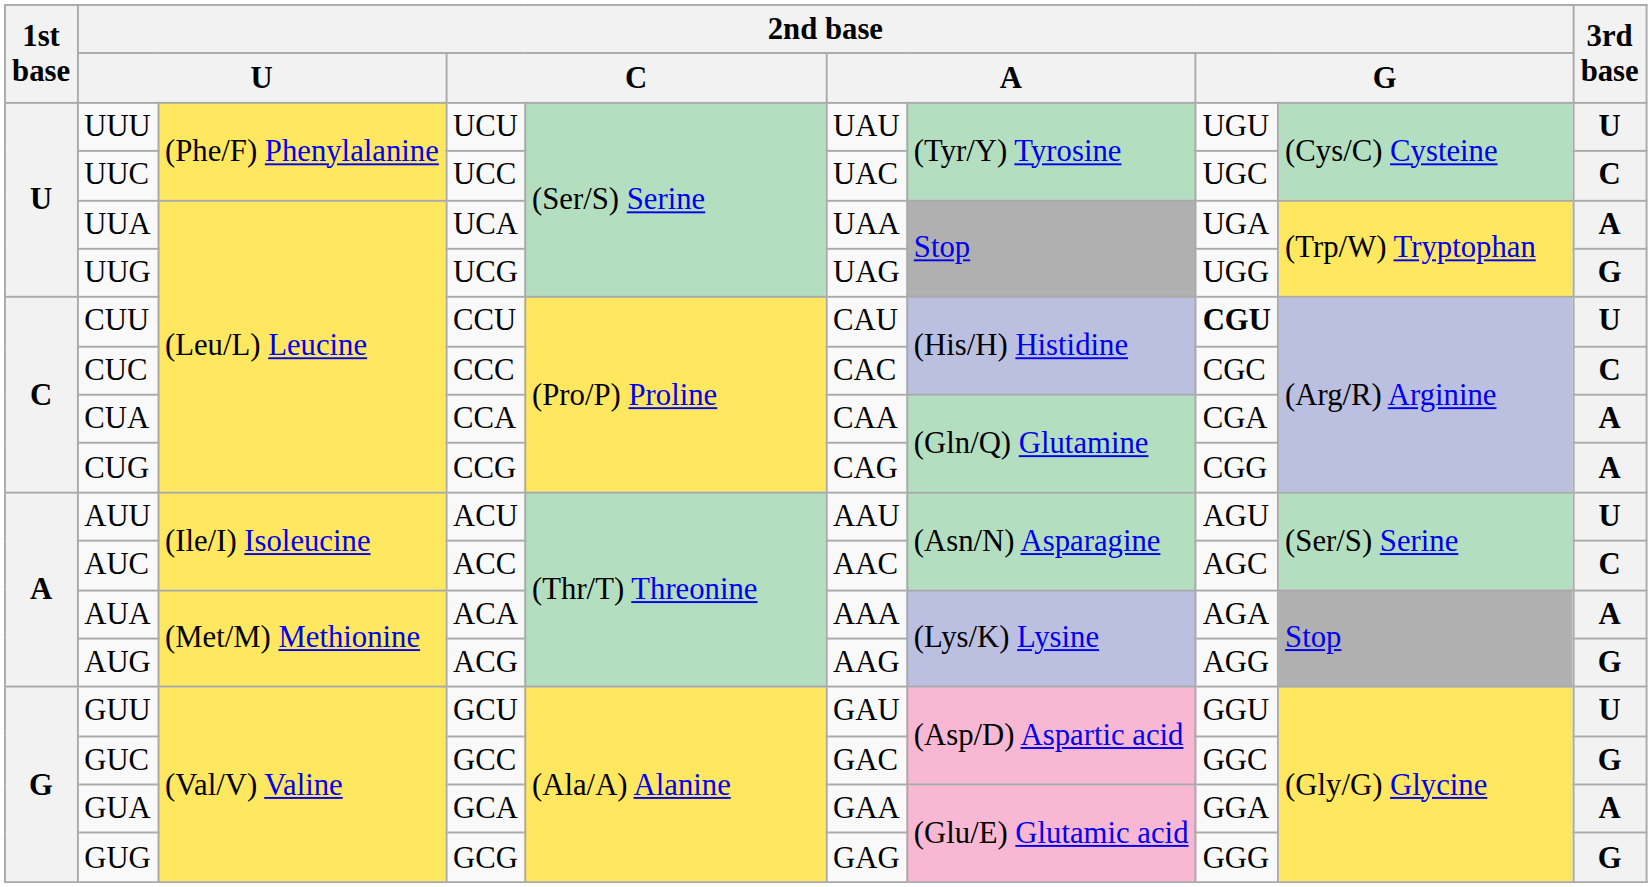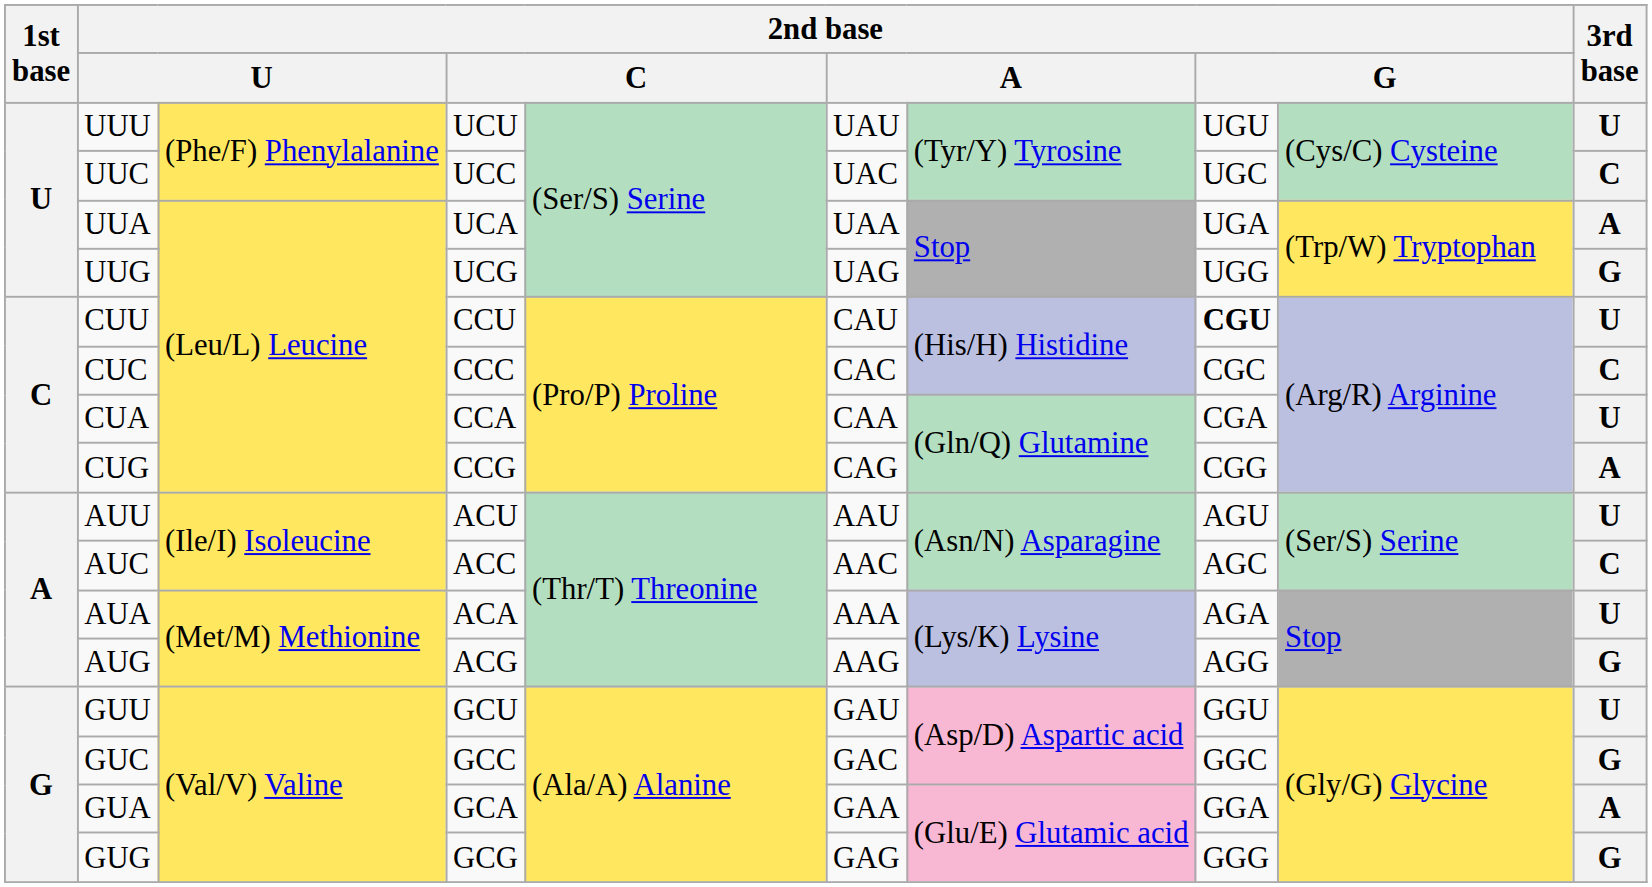(1610, 418) A -> (1610, 418) U
(1610, 613) A -> (1610, 613) U
